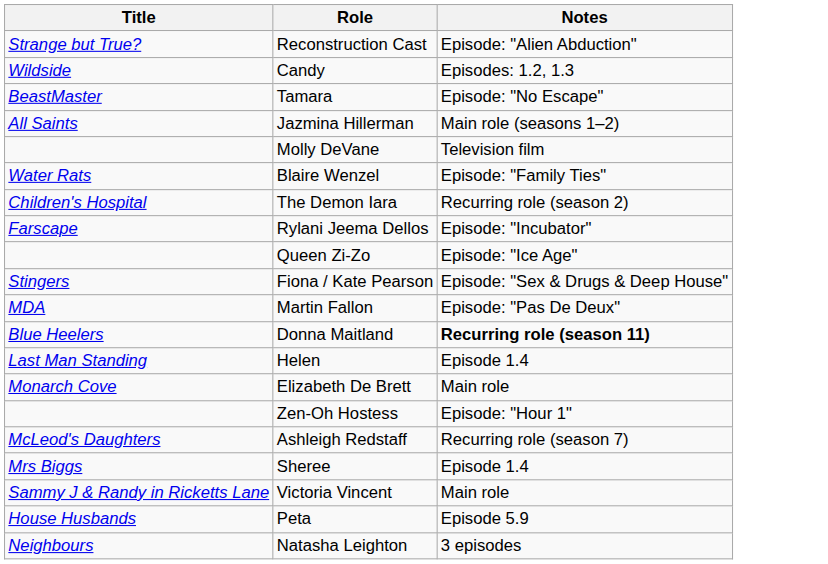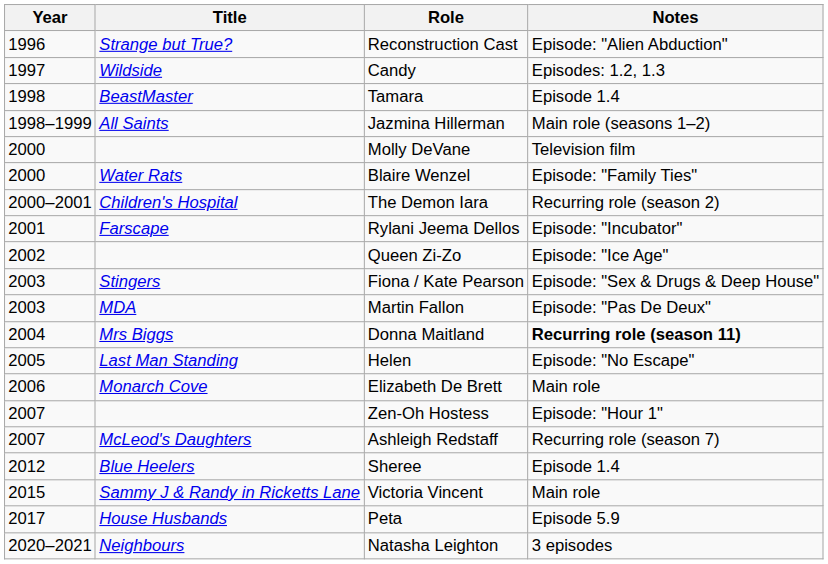+ column: (50, 17)
(522, 96) Episode: "No Escape" -> (576, 96) Episode 1.4
(56, 334) Blue Heelers -> (136, 334) Mrs Biggs
(485, 360) Episode 1.4 -> (613, 360) Episode: "No Escape"
(45, 466) Mrs Biggs -> (147, 466) Blue Heelers
